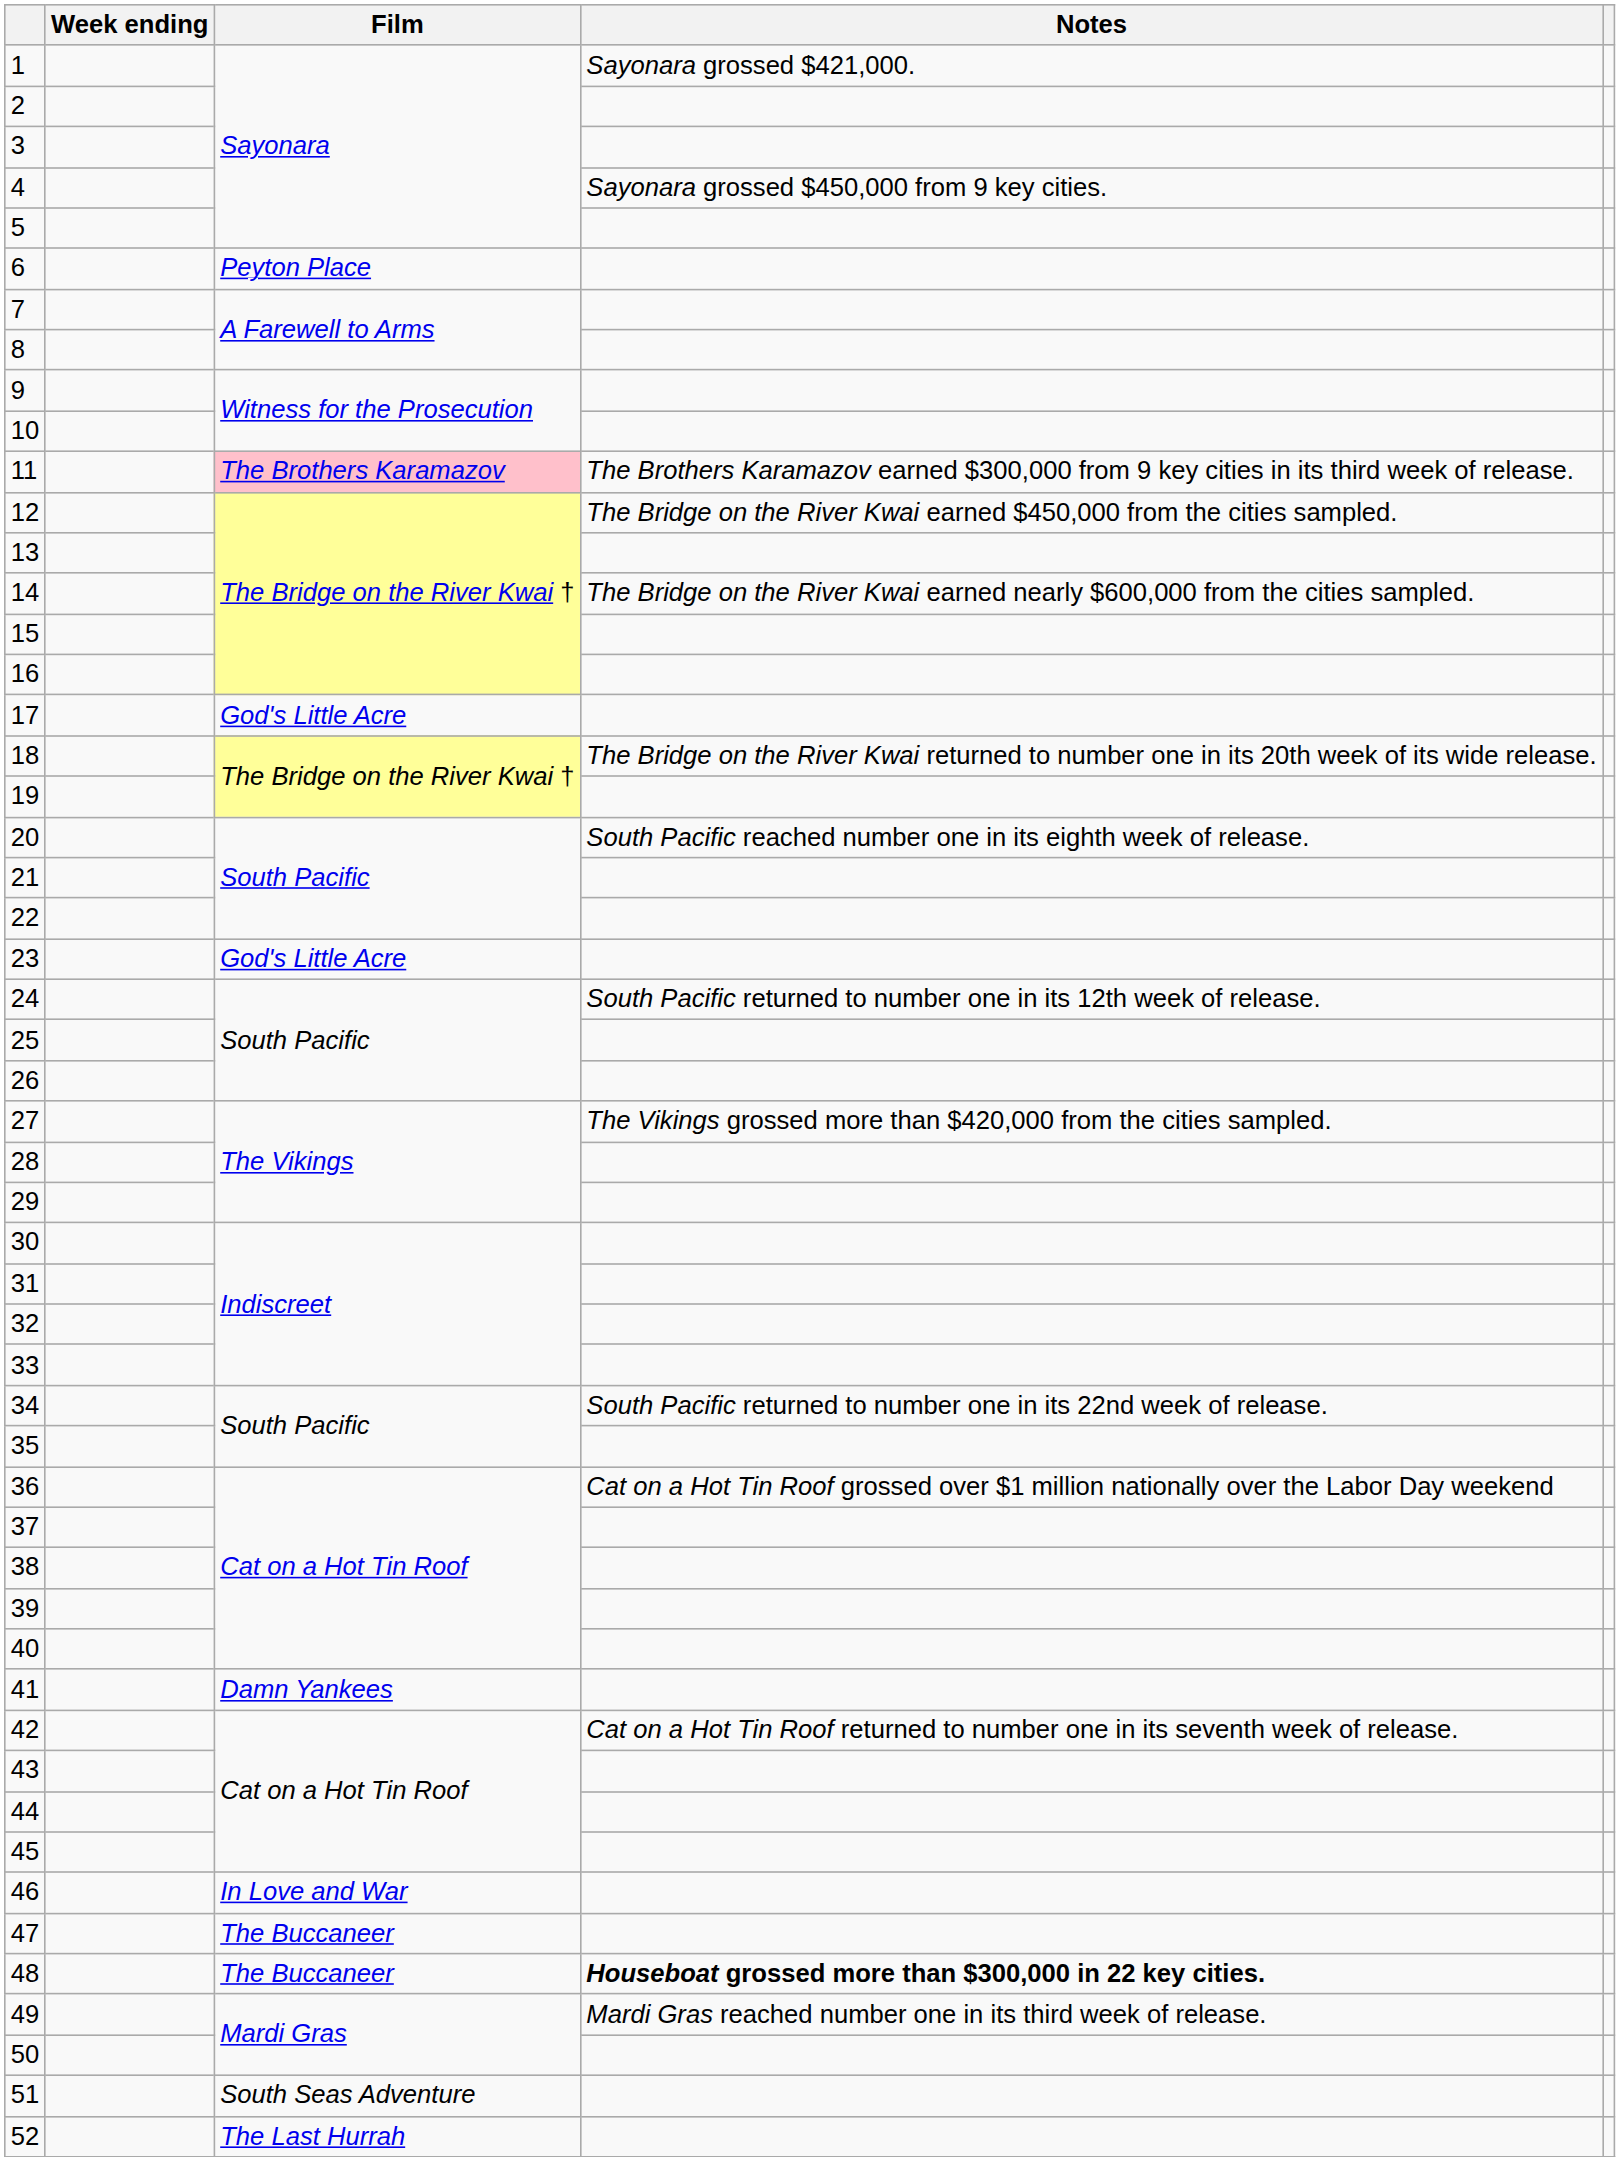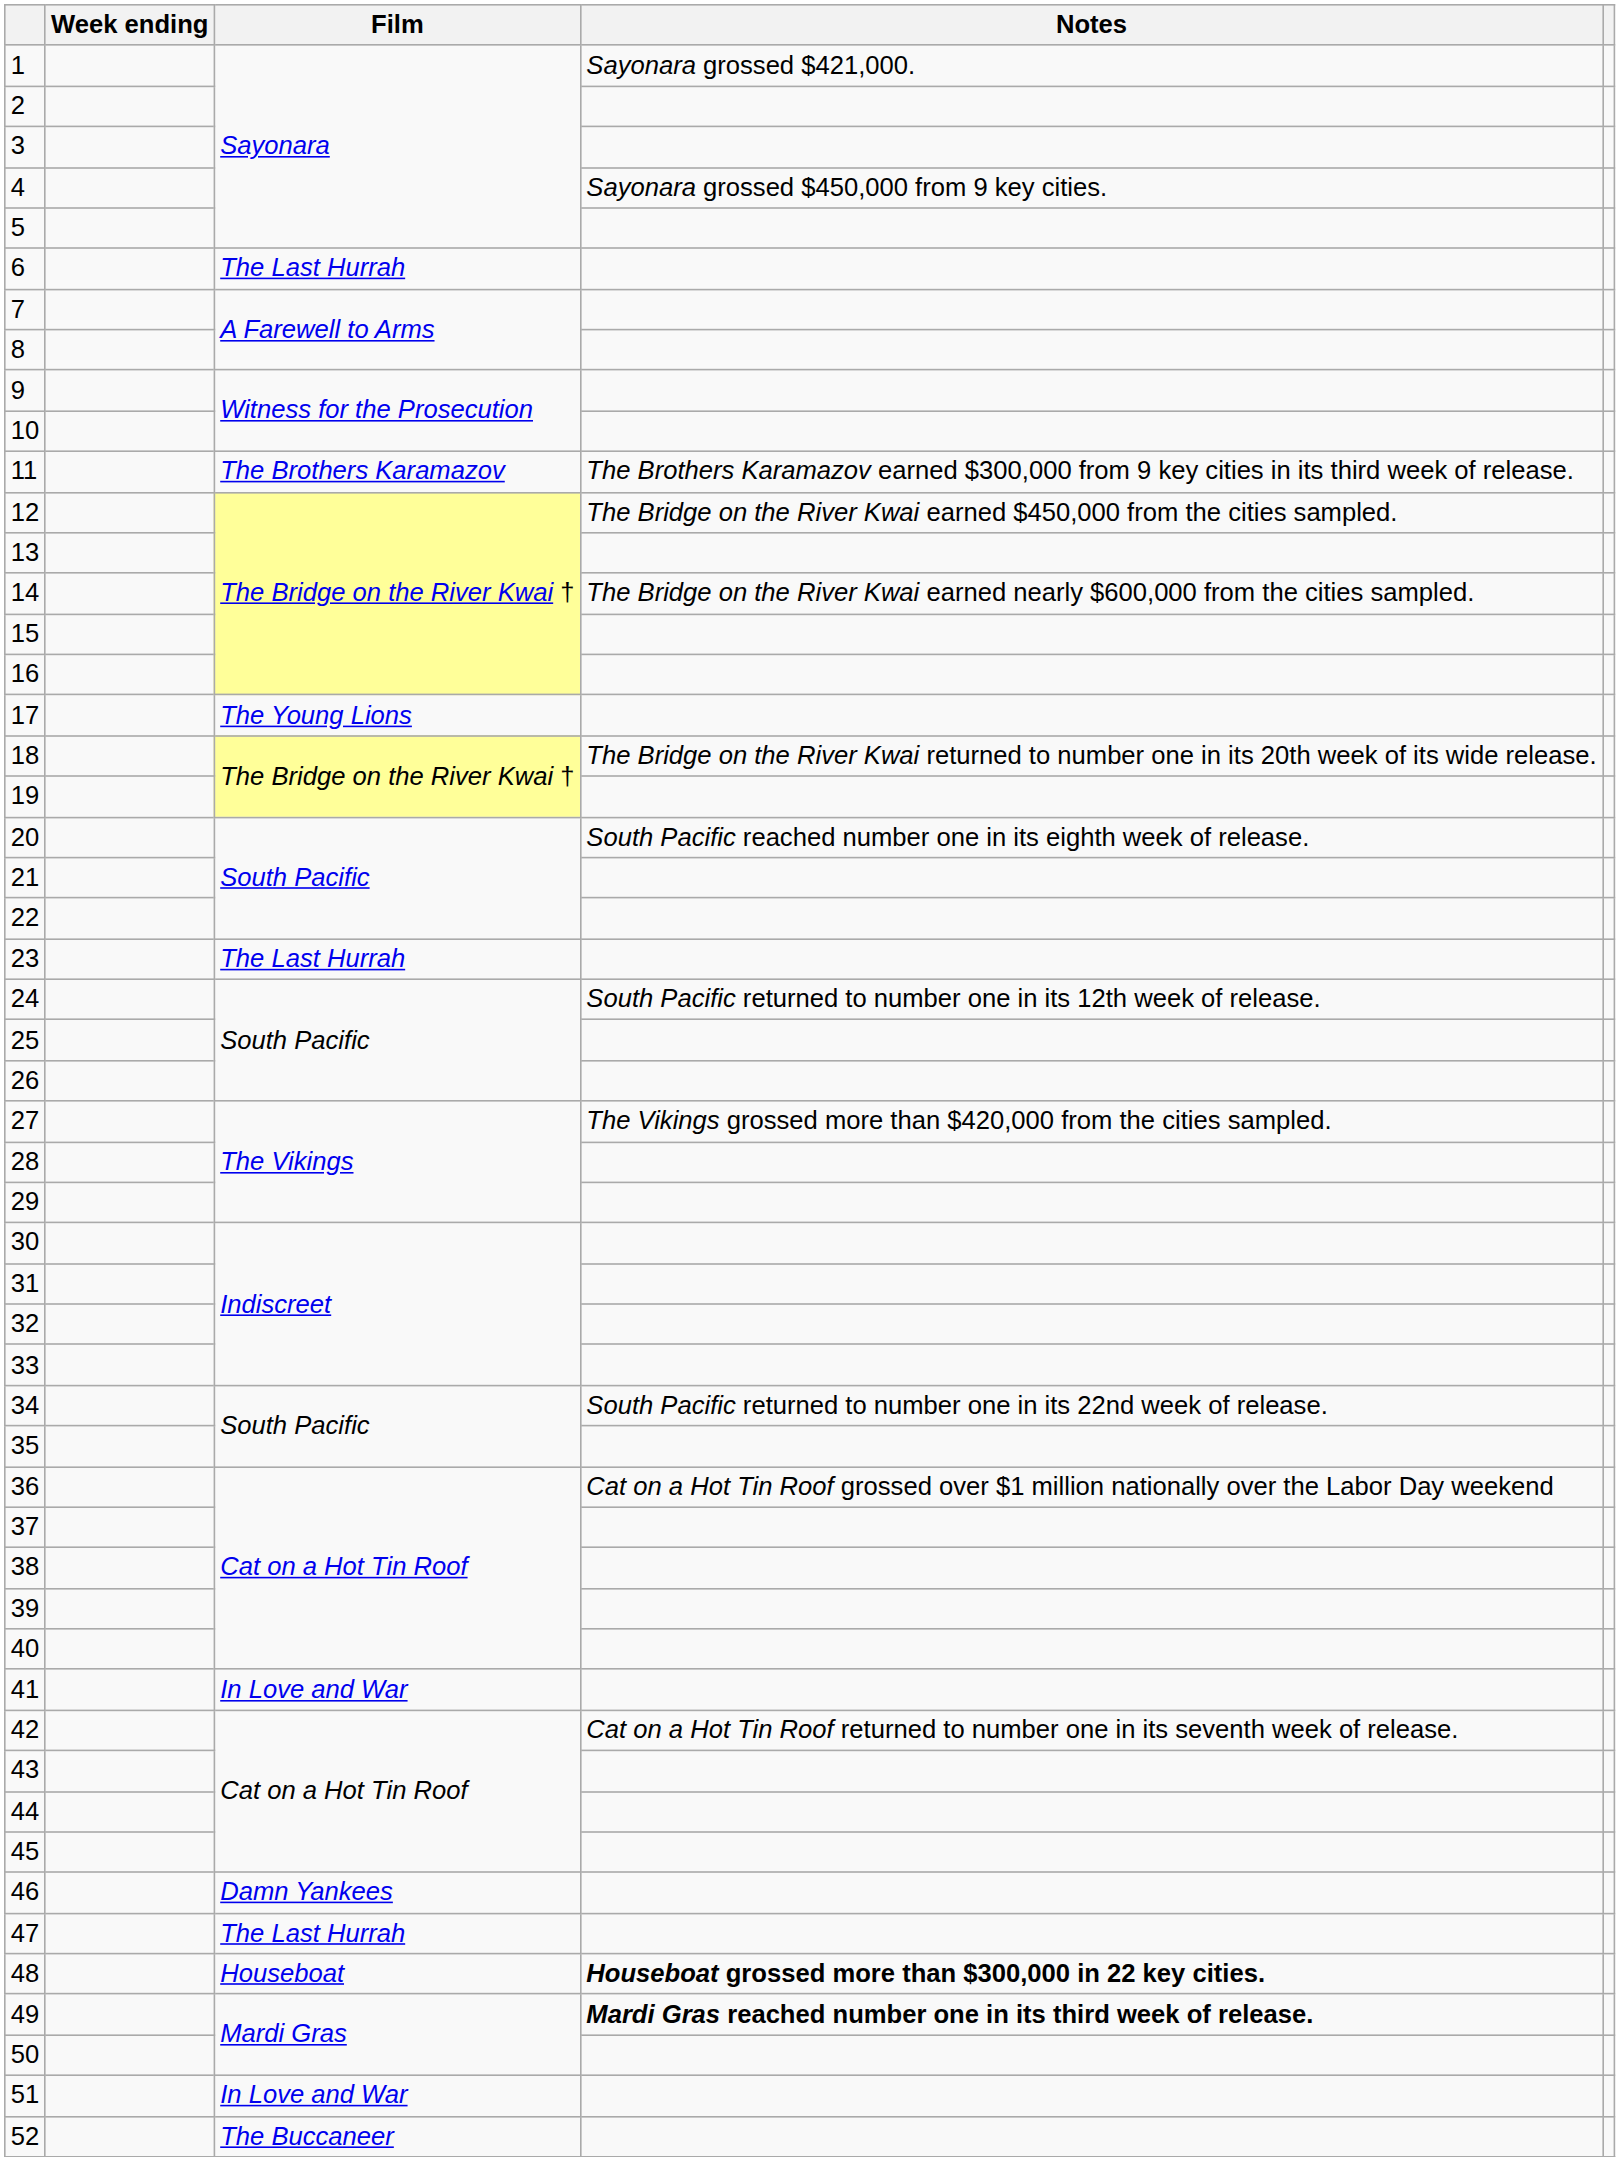(296, 268) Peyton Place -> (313, 268) The Last Hurrah
(362, 471) pink background -> (362, 471) no background
(313, 715) God's Little Acre -> (316, 715) The Young Lions
(313, 958) God's Little Acre -> (313, 958) The Last Hurrah
(307, 1689) Damn Yankees -> (314, 1689) In Love and War
(314, 1892) In Love and War -> (307, 1892) Damn Yankees
(307, 1932) The Buccaneer -> (313, 1932) The Last Hurrah
(307, 1973) The Buccaneer -> (282, 1973) Houseboat
(926, 2014) normal -> (950, 2014) bold
(348, 2095) South Seas Adventure -> (314, 2095) In Love and War
(313, 2136) The Last Hurrah -> (307, 2136) The Buccaneer
